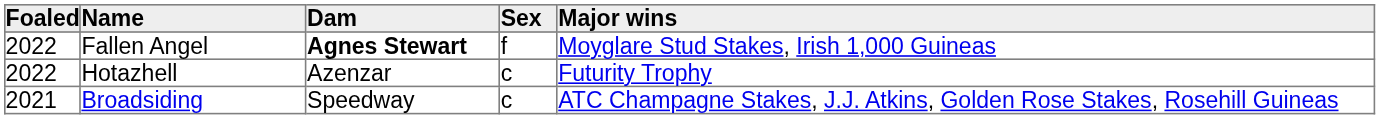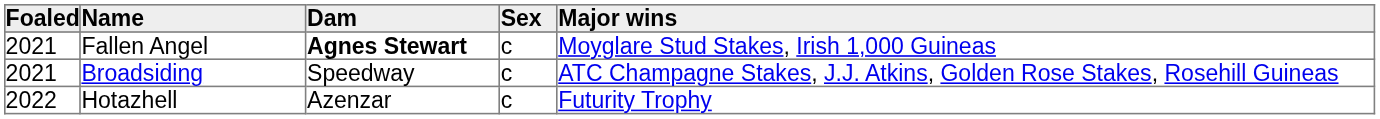(31, 46) 2022 -> (31, 46) 2021
(504, 46) f -> (506, 46) c
rows swapped: (142, 100) <-> (129, 73)
